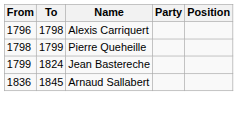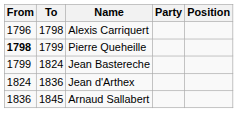(19, 47) normal -> (19, 47) bold
+ row: (101, 82)
